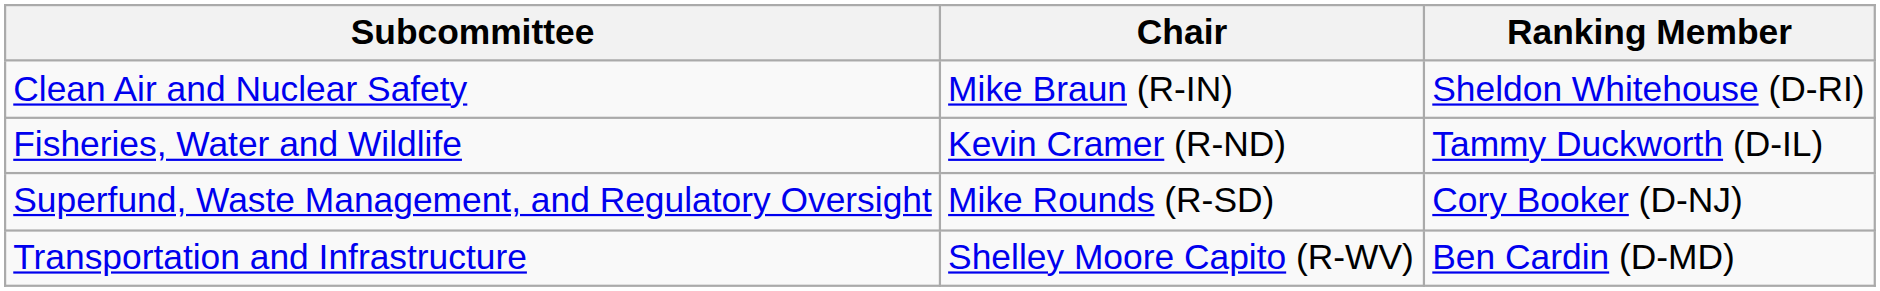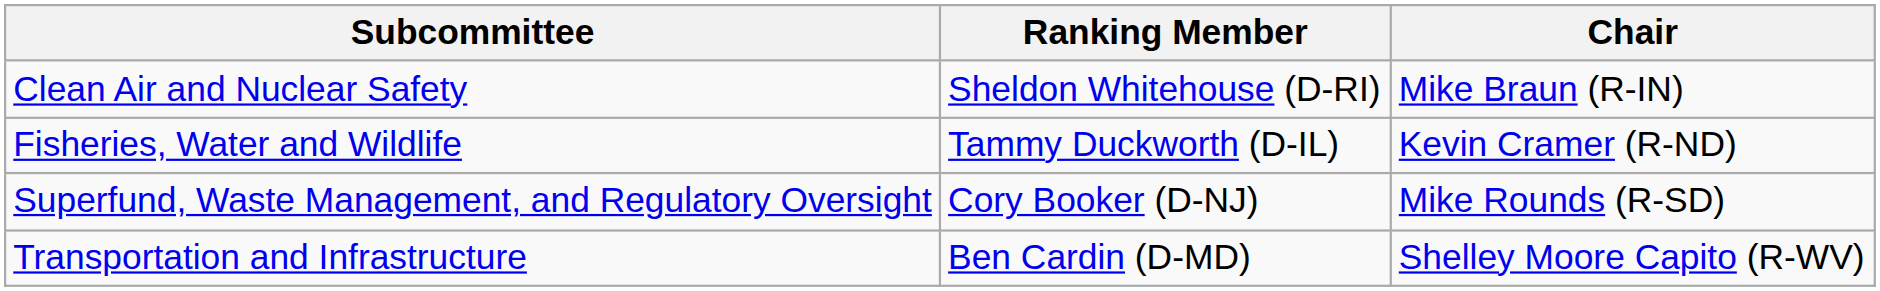columns swapped: (1182, 32) <-> (1649, 32)
